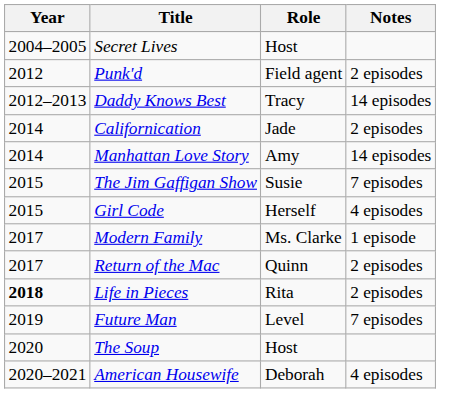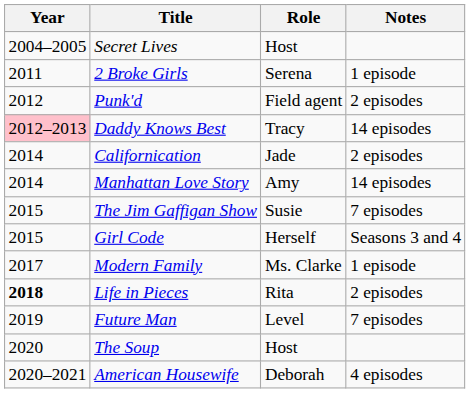+ row: (141, 73)
(47, 100) no background -> (47, 127) pink background
(386, 210) 4 episodes -> (406, 237) Seasons 3 and 4
- row: (157, 264)
